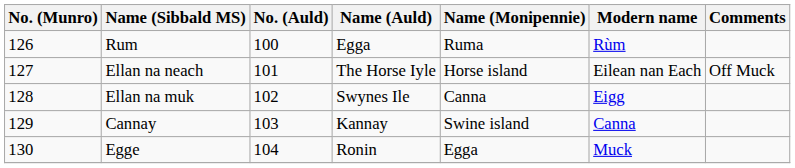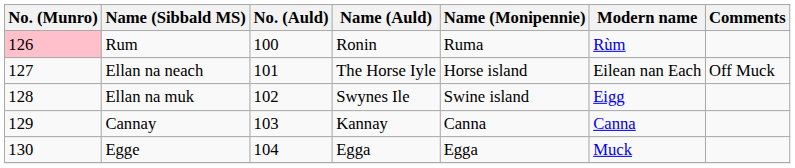(21, 44) no background -> (21, 44) pink background
(353, 44) Egga -> (356, 44) Ronin
(465, 96) Canna -> (486, 96) Swine island
(486, 123) Swine island -> (465, 123) Canna
(356, 149) Ronin -> (353, 149) Egga
